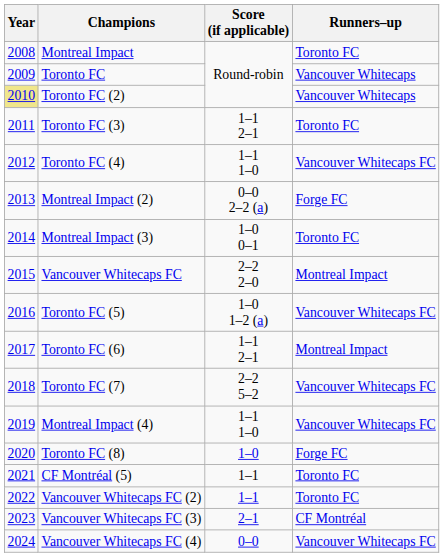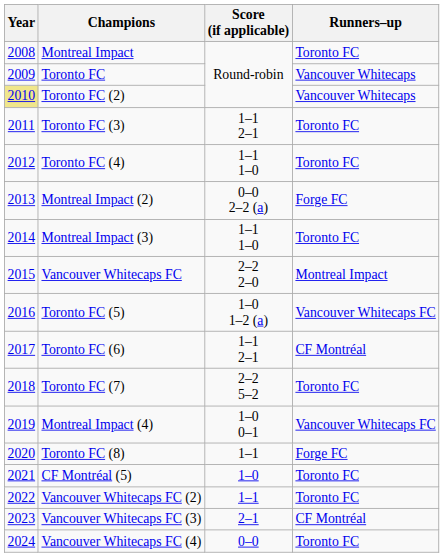(366, 163) Vancouver Whitecaps FC -> (327, 163) Toronto FC
(248, 237) 1–0 0–1 -> (248, 237) 1–1 1–0
(341, 349) Montreal Impact -> (331, 349) CF Montréal
(366, 387) Vancouver Whitecaps FC -> (327, 387) Toronto FC
(248, 424) 1–1 1–0 -> (248, 424) 1–0 0–1
(248, 453) 1–0 -> (248, 453) 1–1
(248, 475) 1–1 -> (248, 475) 1–0
(366, 541) Vancouver Whitecaps FC -> (327, 541) Toronto FC
